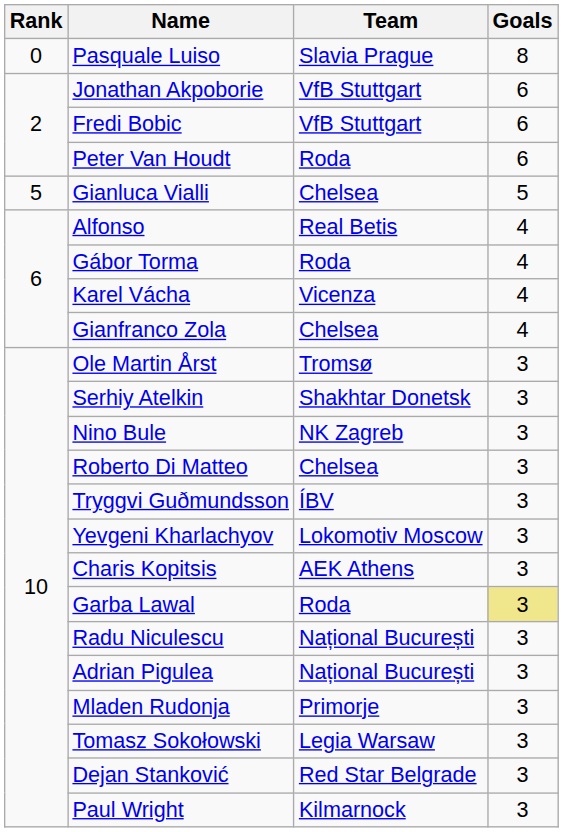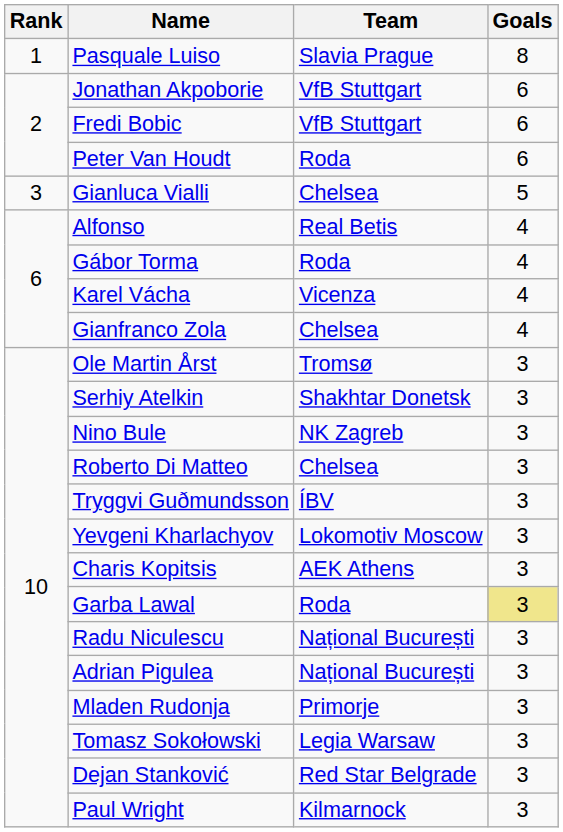(36, 55) 0 -> (36, 55) 1
(36, 192) 5 -> (36, 192) 3
